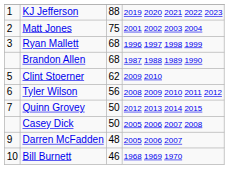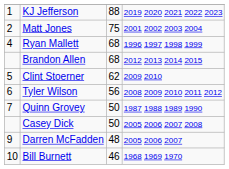(9, 44) 3 -> (9, 44) 4
(163, 60) 1987 1988 1989 1990 -> (163, 60) 2012 2013 2014 2015
(163, 108) 2012 2013 2014 2015 -> (163, 108) 1987 1988 1989 1990
